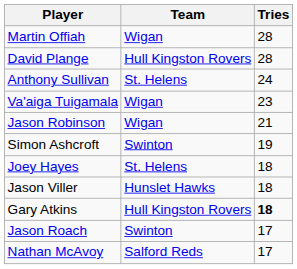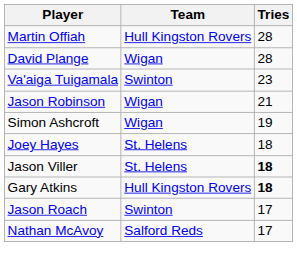(144, 36) Wigan -> (188, 36) Hull Kingston Rovers
(188, 58) Hull Kingston Rovers -> (144, 58) Wigan
- row: (58, 79)
(144, 101) Wigan -> (148, 79) Swinton
(148, 144) Swinton -> (144, 123) Wigan
(170, 187) Hunslet Hawks -> (156, 166) St. Helens
(265, 187) normal -> (265, 166) bold
